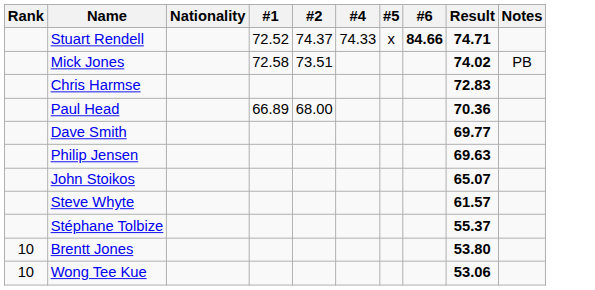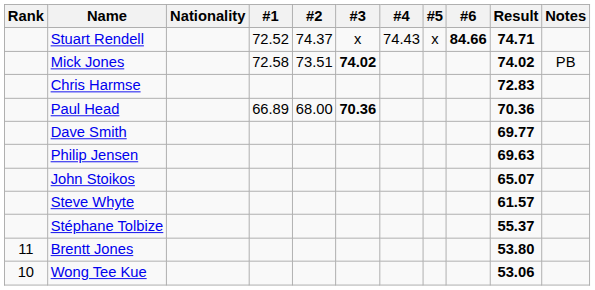+ column: (358, 16)
(358, 39) 74.33 -> (401, 39) 74.43
(26, 249) 10 -> (26, 249) 11
